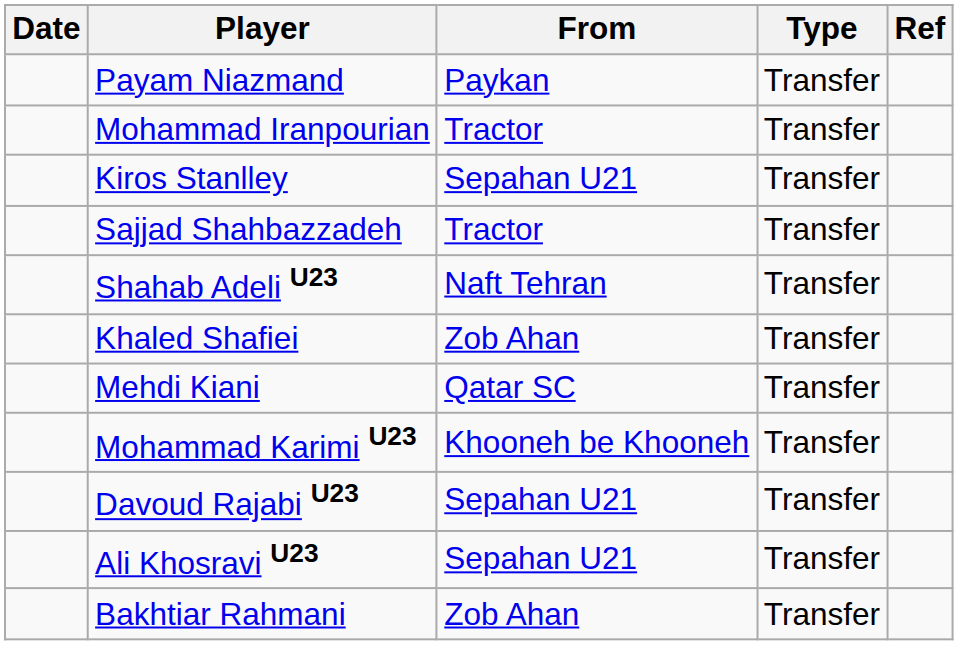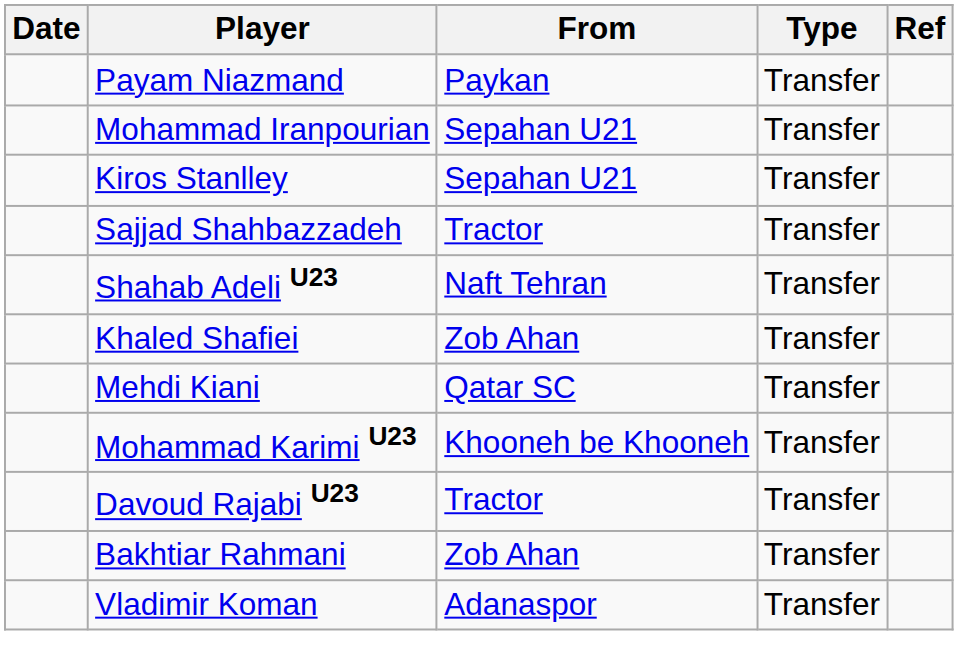(494, 129) Tractor -> (541, 129) Sepahan U21
(541, 500) Sepahan U21 -> (494, 500) Tractor
- row: (207, 559)
+ row: (206, 604)
